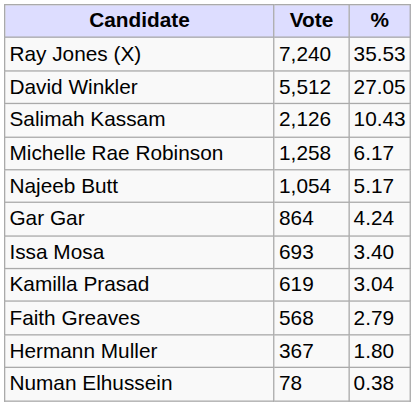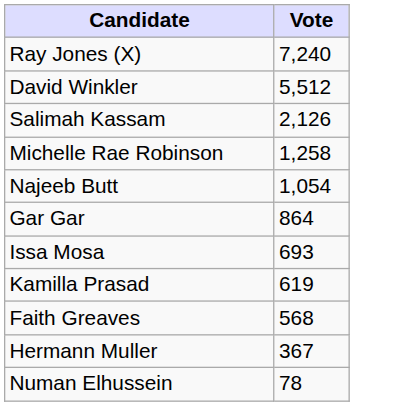- column: (380, 20)
